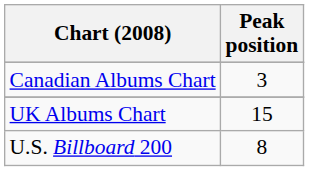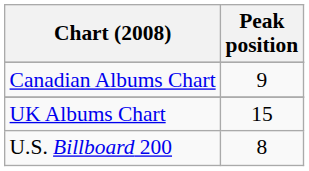(262, 79) 3 -> (262, 79) 9
